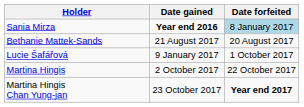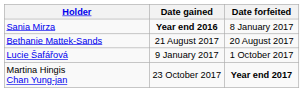(262, 27) lightblue background -> (262, 27) no background
- row: (36, 70)
